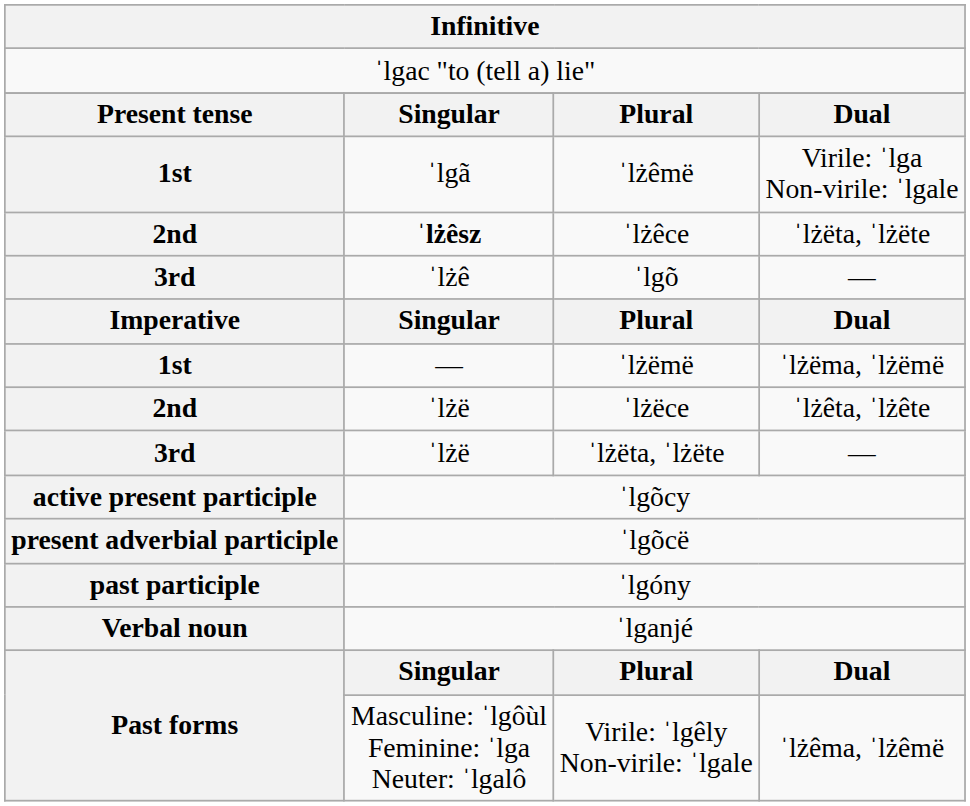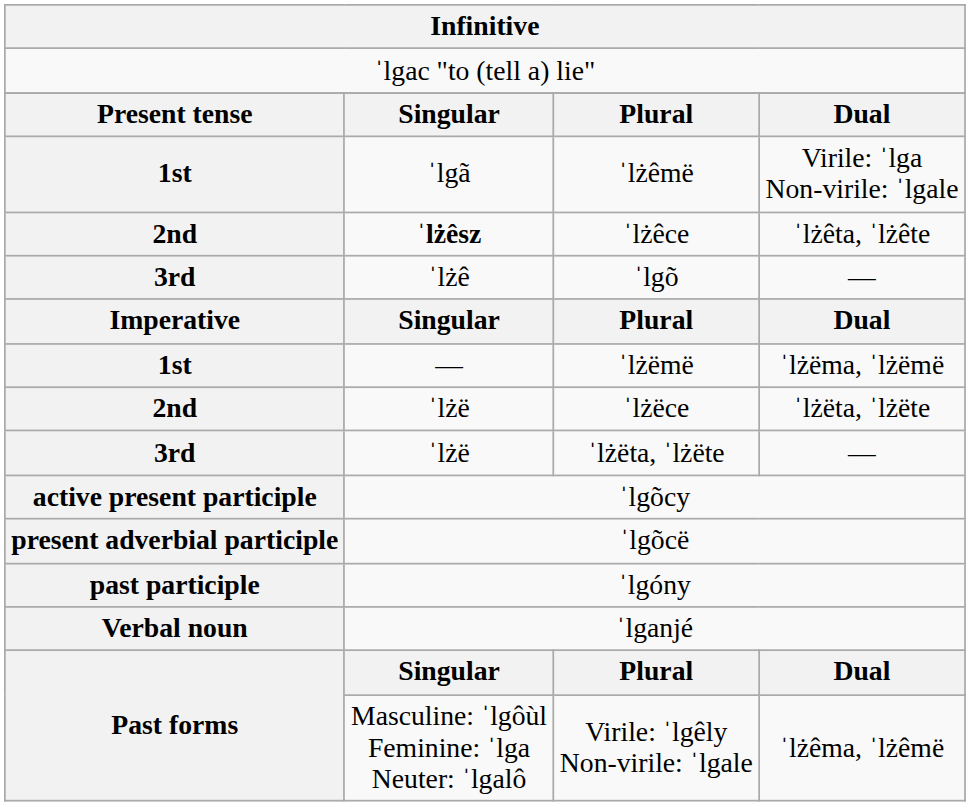(862, 233) ˈlżëta, ˈlżëte -> (862, 233) ˈlżêta, ˈlżête
(862, 408) ˈlżêta, ˈlżête -> (862, 408) ˈlżëta, ˈlżëte
